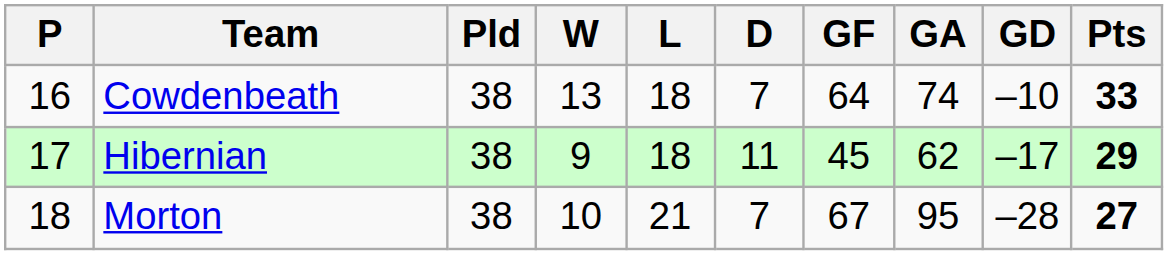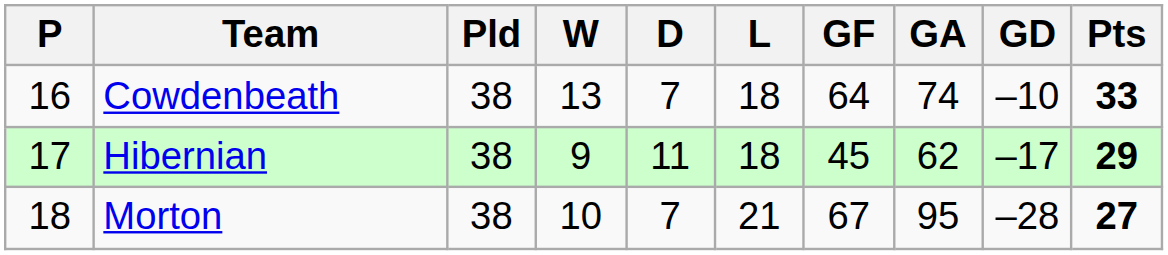columns swapped: (759, 34) <-> (670, 34)
